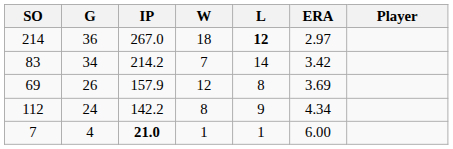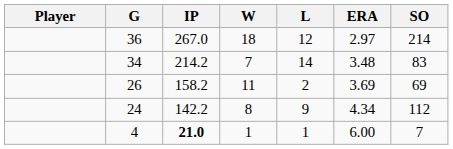columns swapped: (397, 16) <-> (33, 16)
(261, 39) bold -> (305, 39) normal
(318, 62) 3.42 -> (362, 62) 3.48
(147, 86) 157.9 -> (191, 86) 158.2
(204, 86) 12 -> (248, 86) 11
(261, 86) 8 -> (305, 86) 2
